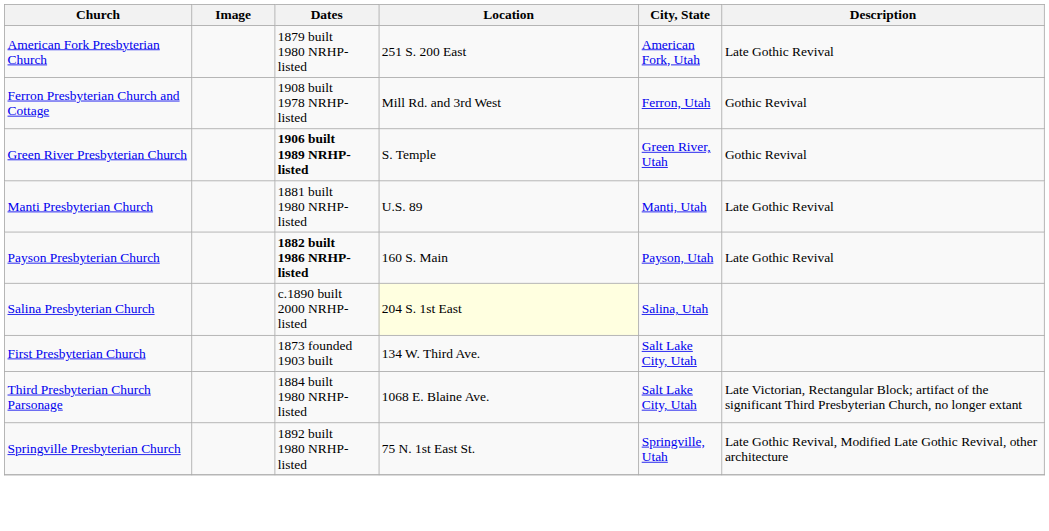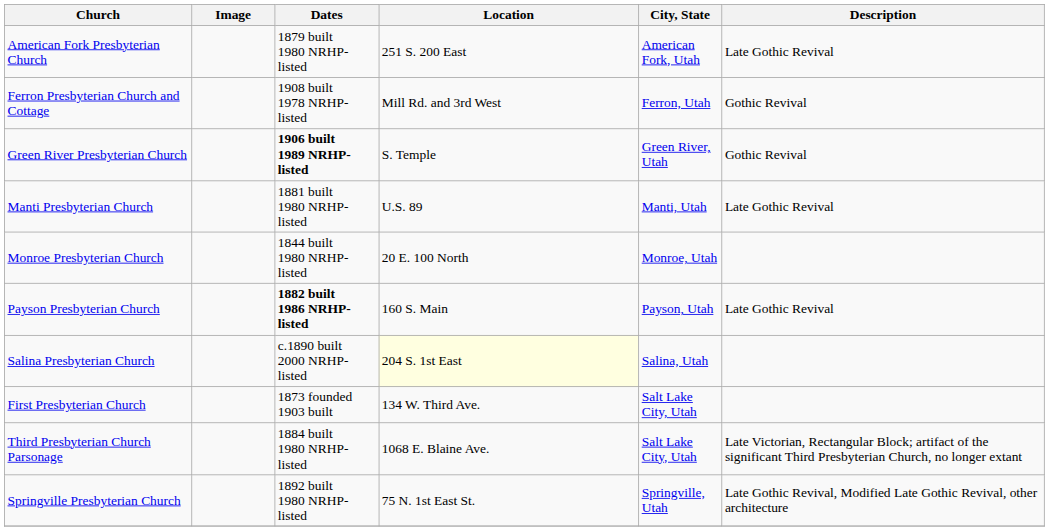+ row: (86, 257)
